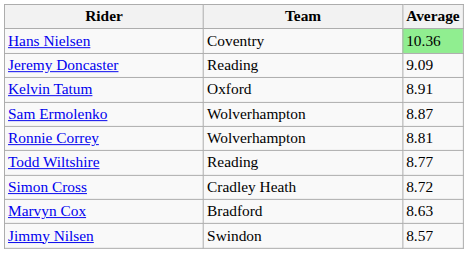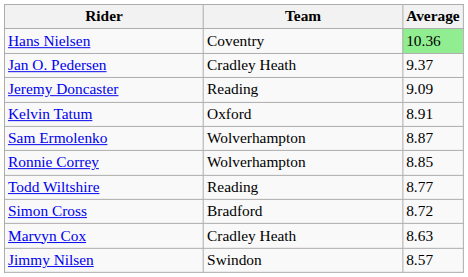+ row: (57, 65)
(420, 138) 8.81 -> (420, 162) 8.85
(252, 187) Cradley Heath -> (235, 211) Bradford
(235, 211) Bradford -> (252, 235) Cradley Heath
